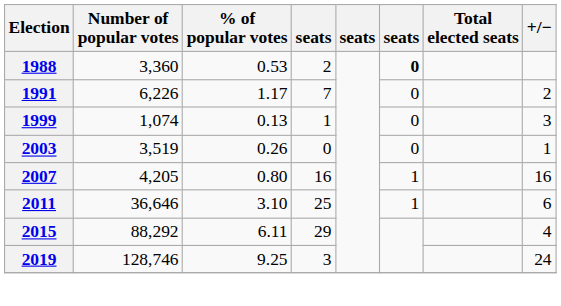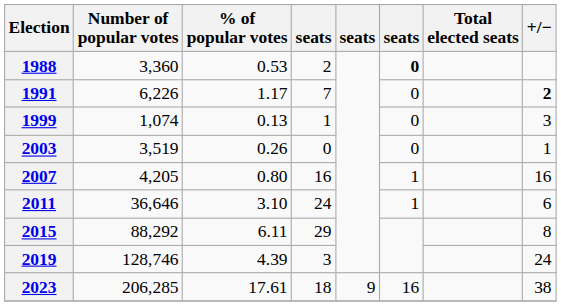(547, 93) normal -> (547, 93) bold
(323, 203) 25 -> (323, 203) 24
(547, 231) 4 -> (547, 231) 8
(272, 259) 9.25 -> (272, 259) 4.39
+ row: (39, 286)
